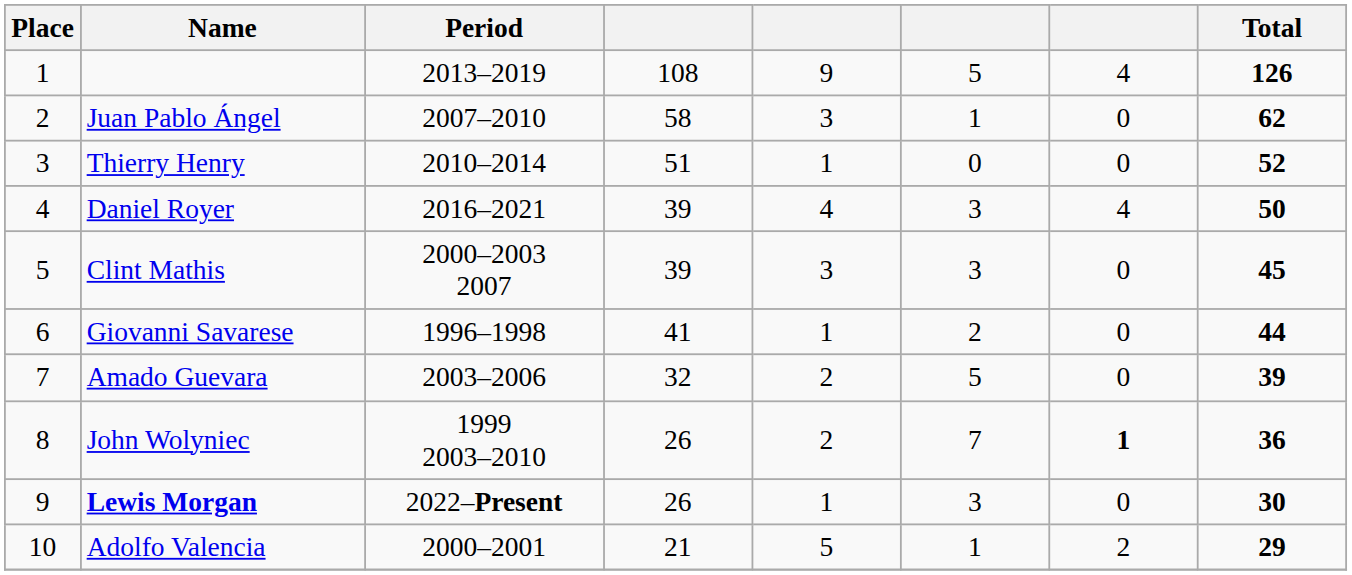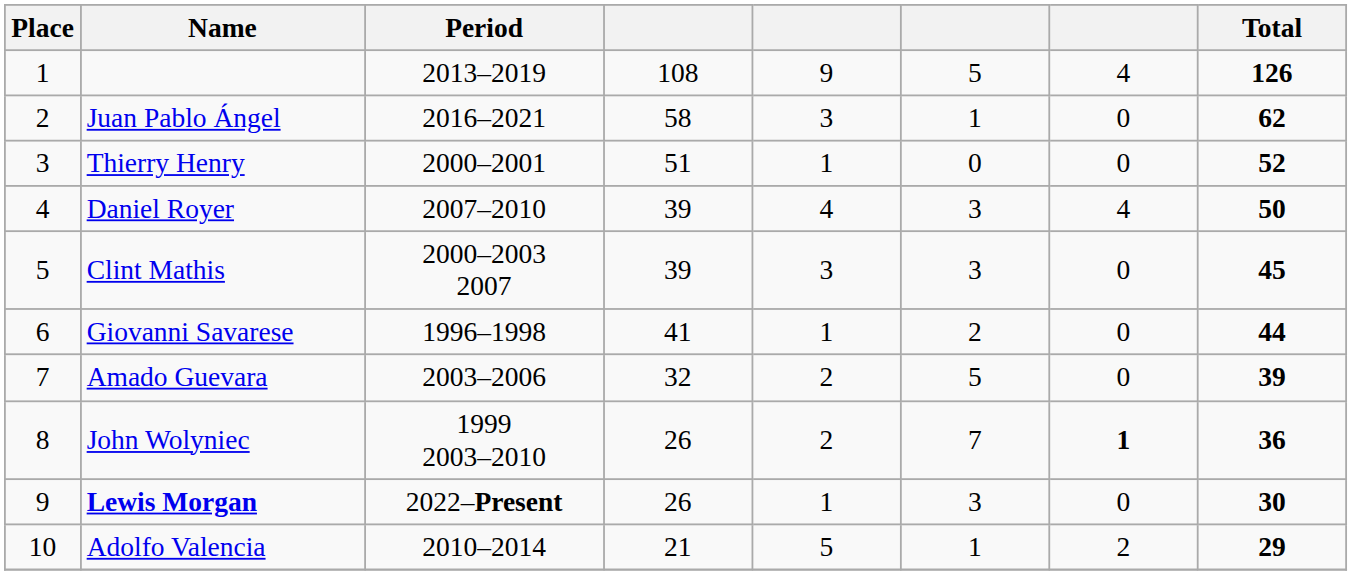(484, 118) 2007–2010 -> (484, 118) 2016–2021
(484, 163) 2010–2014 -> (484, 163) 2000–2001
(484, 208) 2016–2021 -> (484, 208) 2007–2010
(484, 546) 2000–2001 -> (484, 546) 2010–2014
